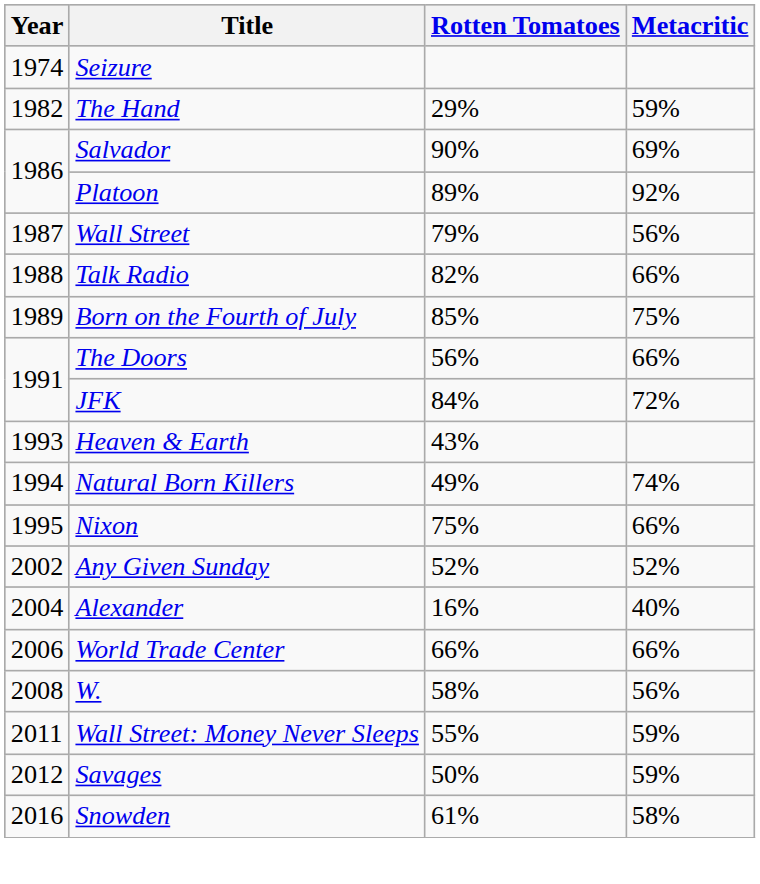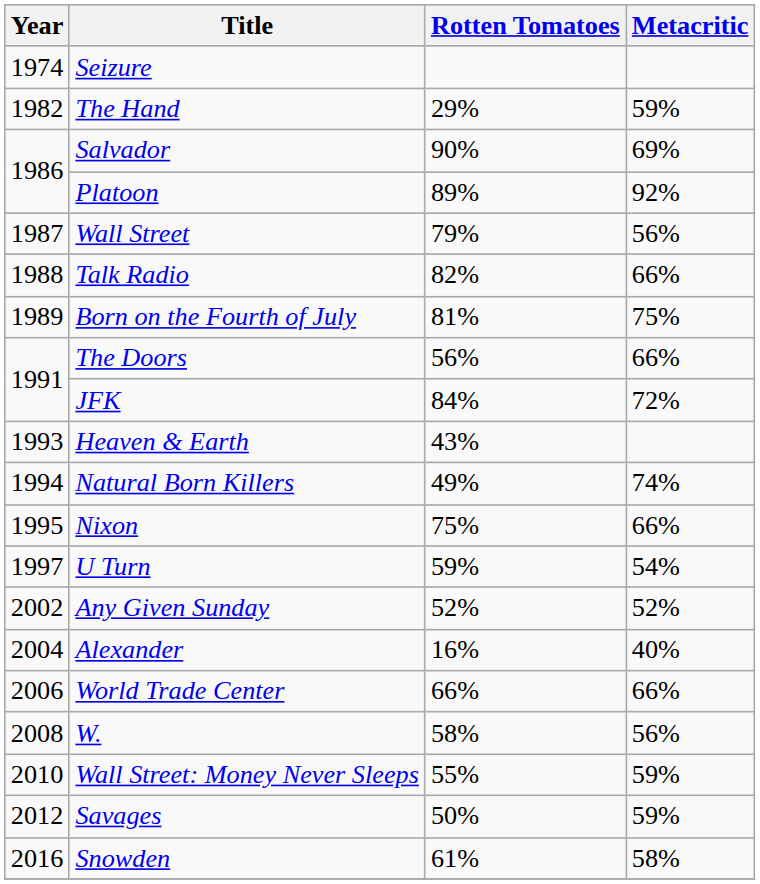(455, 316) 85% -> (455, 316) 81%
+ row: (113, 566)
(37, 732) 2011 -> (37, 774) 2010
